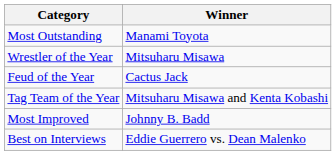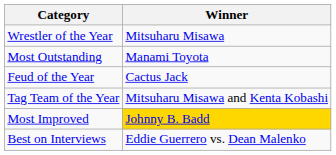rows swapped: (60, 56) <-> (55, 35)
(168, 118) no background -> (168, 118) gold background
